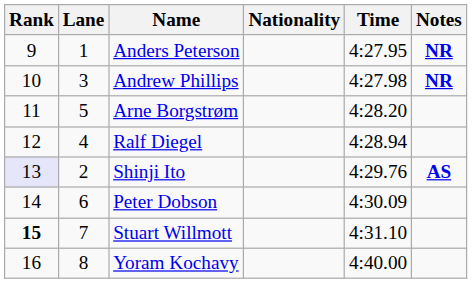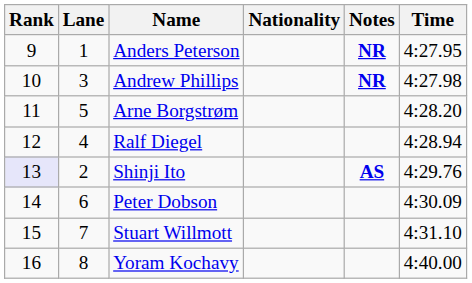columns swapped: (378, 19) <-> (439, 19)
(31, 232) bold -> (31, 232) normal
